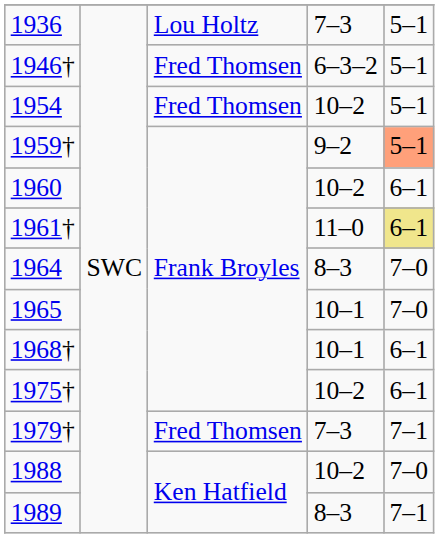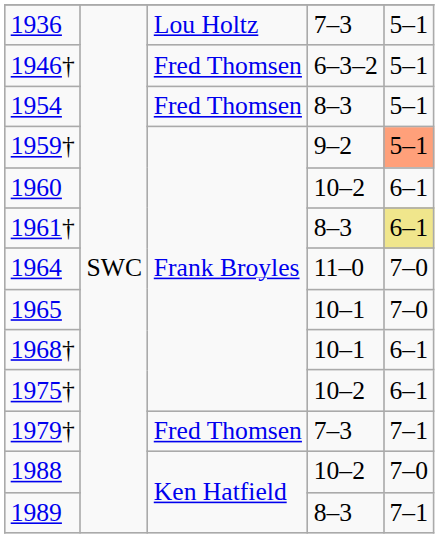(339, 106) 10–2 -> (333, 106) 8–3
(339, 227) 11–0 -> (333, 227) 8–3
(333, 268) 8–3 -> (339, 268) 11–0
